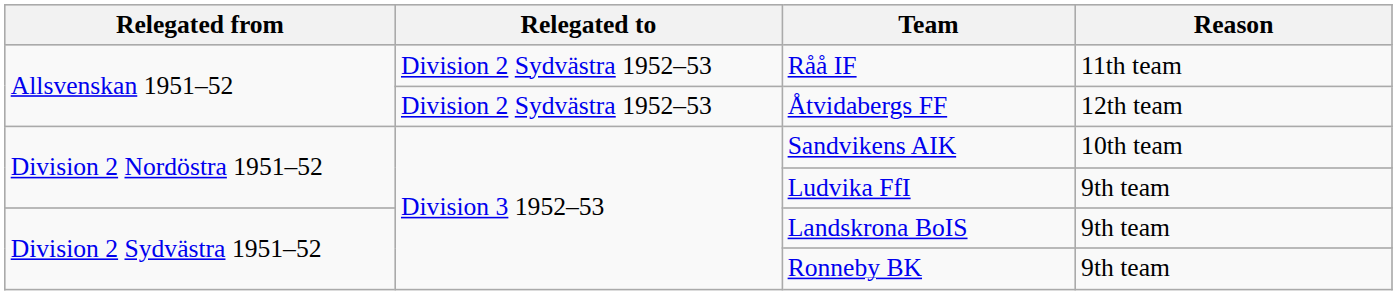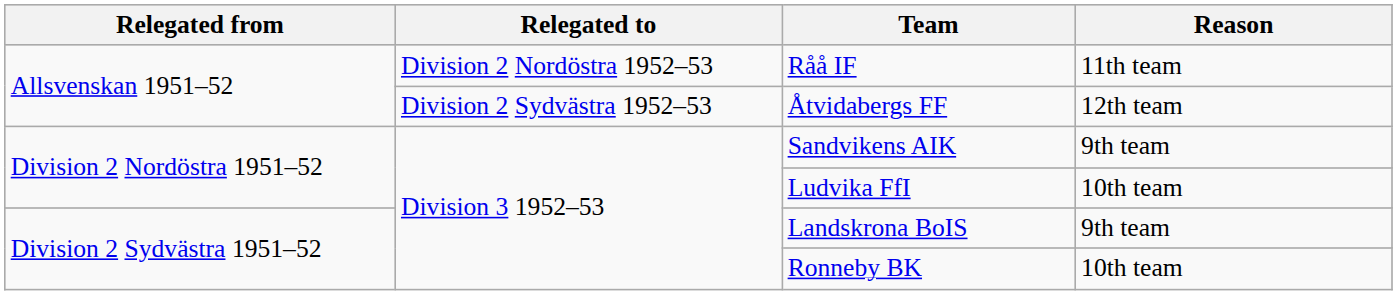(556, 65) Division 2 Sydvästra 1952–53 -> (557, 65) Division 2 Nordöstra 1952–53
(1132, 146) 10th team -> (1126, 146) 9th team
(1126, 187) 9th team -> (1132, 187) 10th team
(1126, 268) 9th team -> (1132, 268) 10th team
